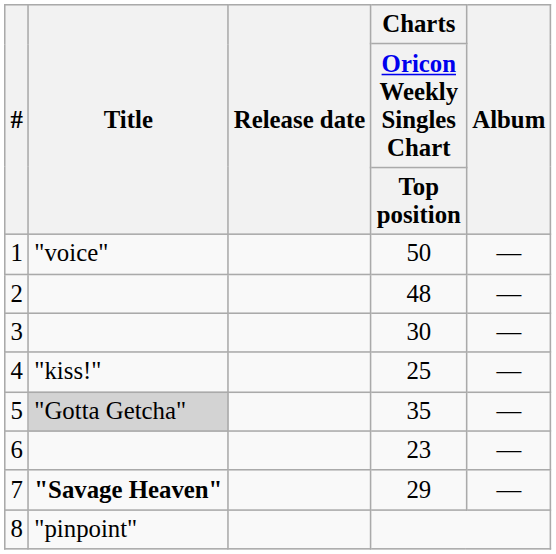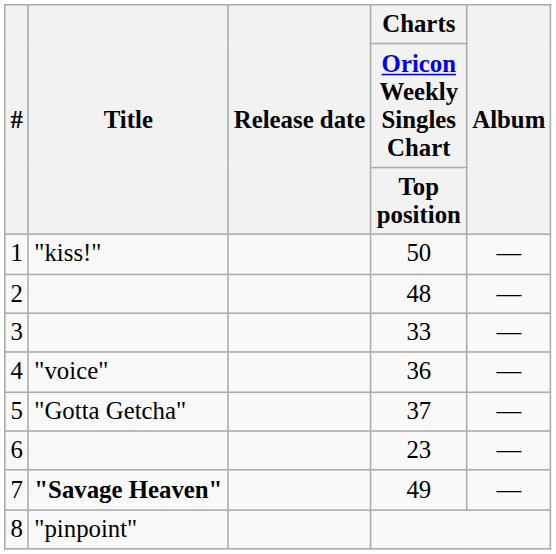(71, 253) "voice" -> (68, 253) "kiss!"
(419, 332) 30 -> (419, 332) 33
(68, 371) "kiss!" -> (71, 371) "voice"
(419, 371) 25 -> (419, 371) 36
(110, 411) lightgrey background -> (110, 411) no background
(419, 411) 35 -> (419, 411) 37
(419, 489) 29 -> (419, 489) 49
